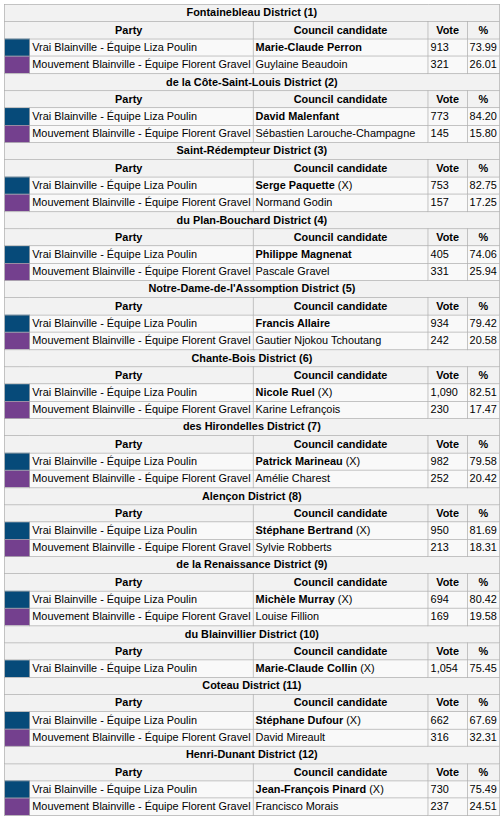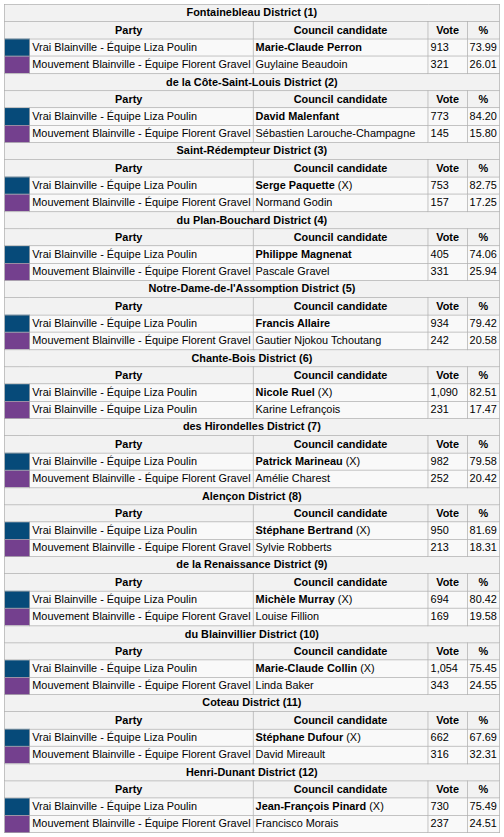(141, 409) Mouvement Blainville - Équipe Florent Gravel -> (115, 409) Vrai Blainville - Équipe Liza Poulin
(440, 409) 230 -> (440, 409) 231
+ row: (285, 686)
